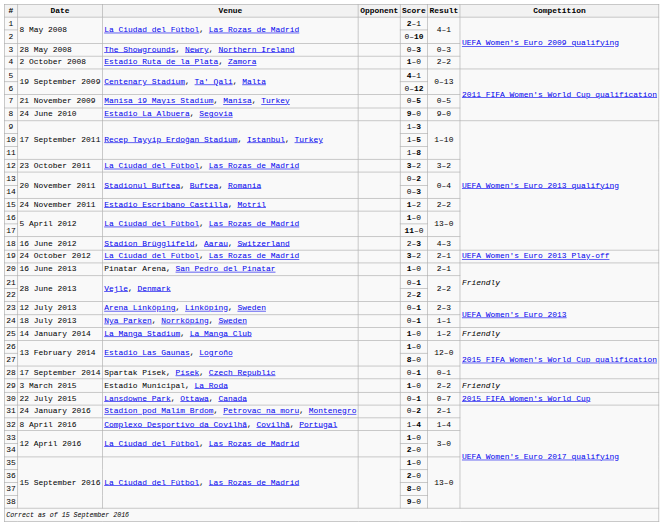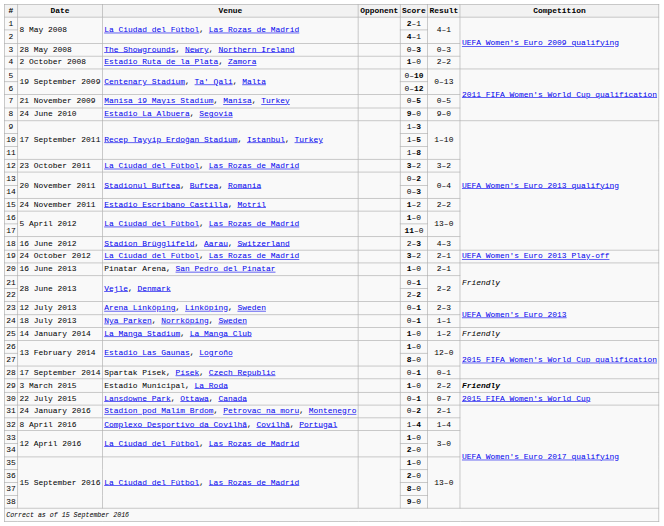(414, 37) 0–10 -> (414, 37) 4–1
(414, 75) 4–1 -> (414, 75) 0–10
(481, 386) normal -> (481, 386) bold
